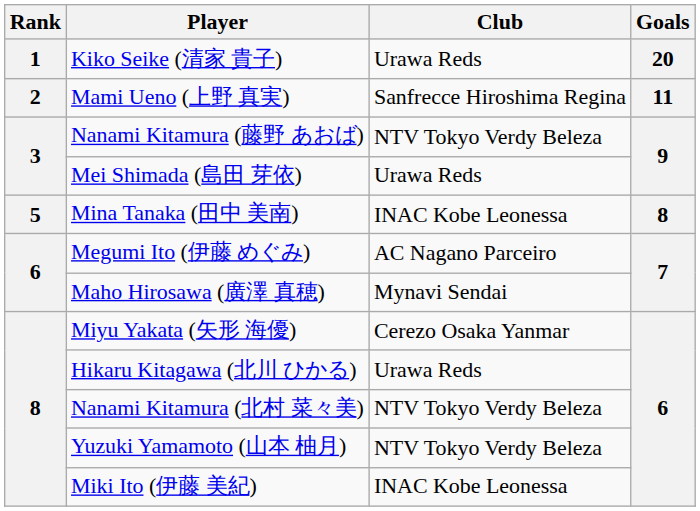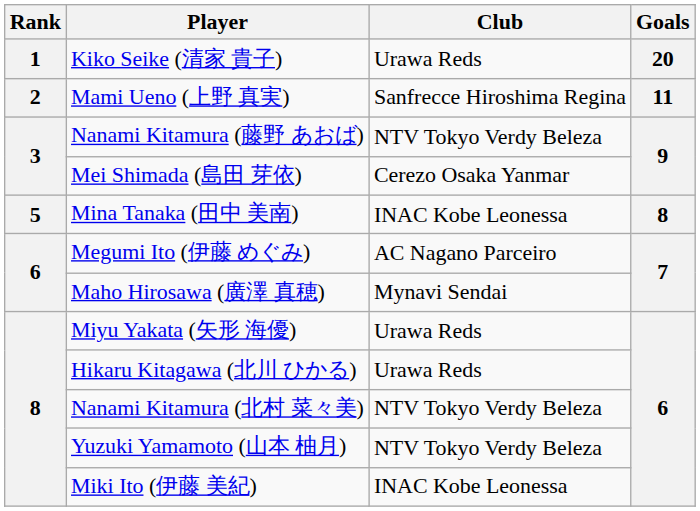(428, 175) Urawa Reds -> (472, 175) Cerezo Osaka Yanmar
(472, 330) Cerezo Osaka Yanmar -> (428, 330) Urawa Reds
